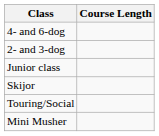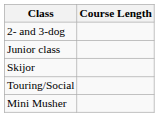- row: (36, 31)
